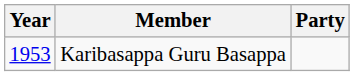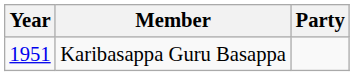(30, 53) 1953 -> (30, 53) 1951
